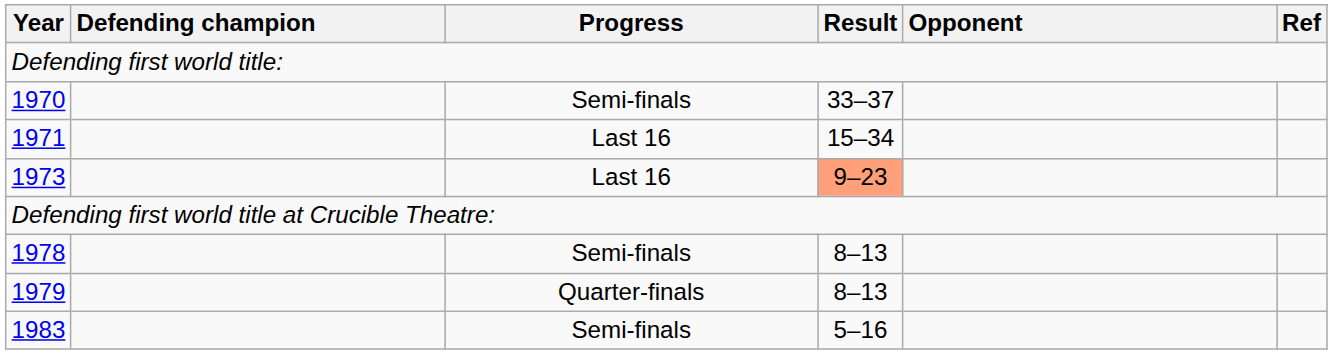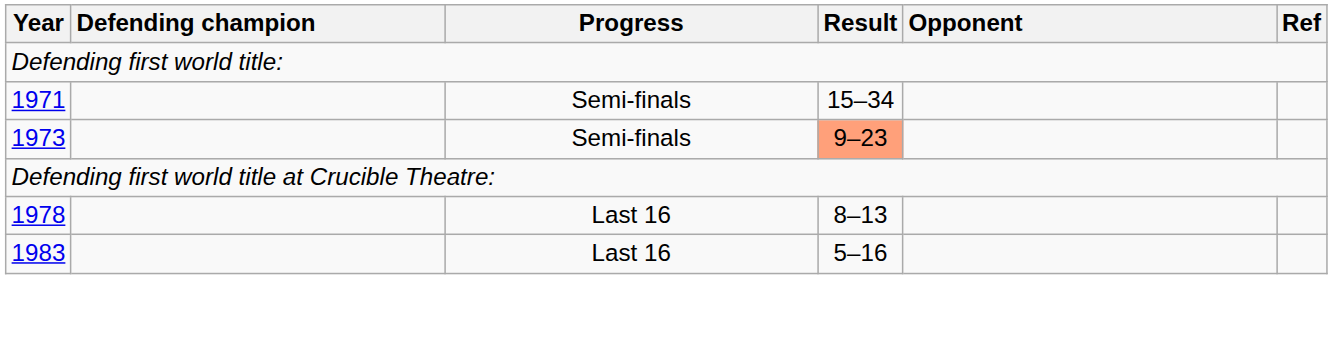- row: (38, 100)
(631, 138) Last 16 -> (631, 100) Semi-finals
(631, 176) Last 16 -> (631, 138) Semi-finals
(631, 253) Semi-finals -> (631, 215) Last 16
- row: (38, 291)
(631, 330) Semi-finals -> (631, 253) Last 16
